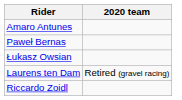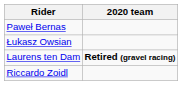- row: (39, 27)
(127, 73) normal -> (130, 57) bold
